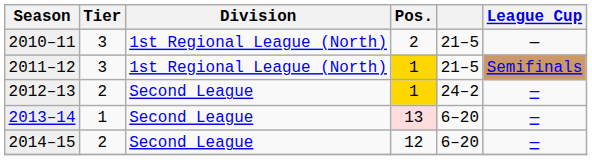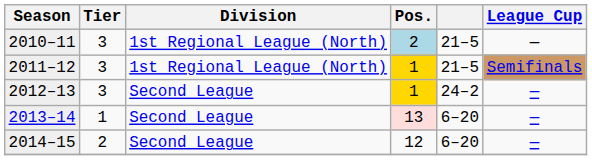(414, 42) no background -> (414, 42) lightblue background
(102, 92) 2 -> (102, 92) 3
